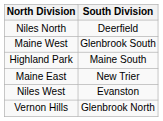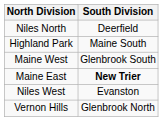rows swapped: (41, 44) <-> (41, 60)
(118, 76) normal -> (118, 76) bold
